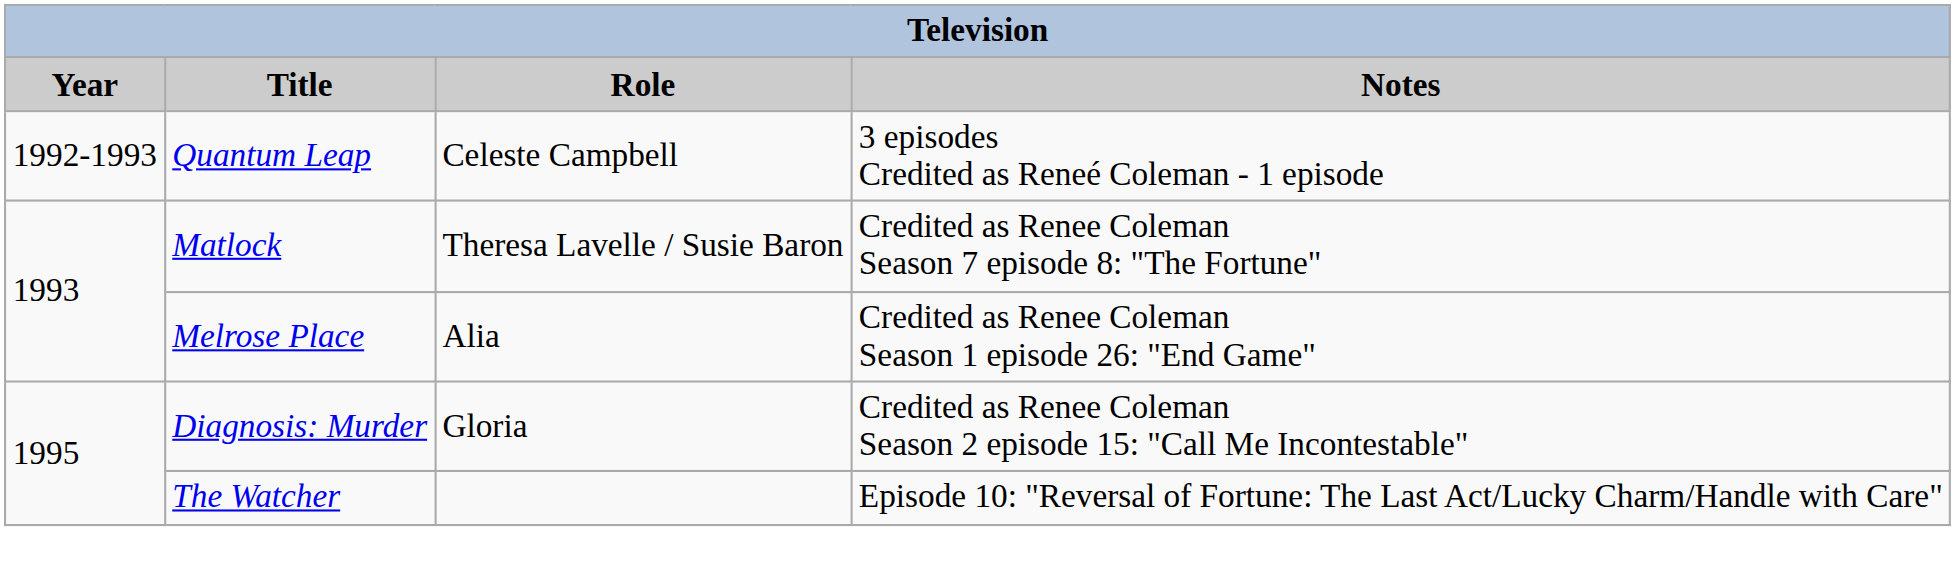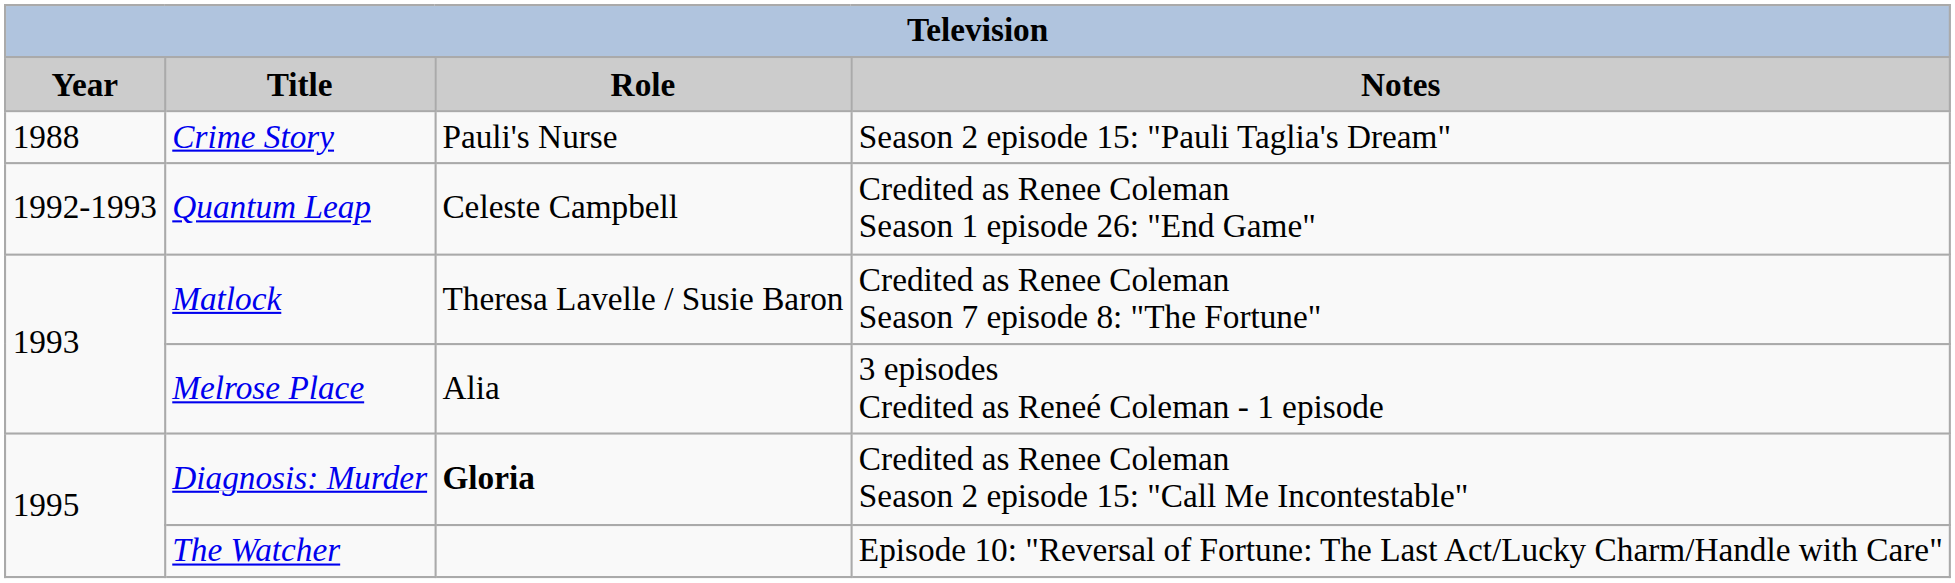+ row: (253, 136)
(1121, 155) 3 episodes Credited as Reneé Coleman - 1 episode -> (1087, 207) Credited as Renee Coleman Season 1 episode 26: "End Game"
(1087, 335) Credited as Renee Coleman Season 1 episode 26: "End Game" -> (1121, 388) 3 episodes Credited as Reneé Coleman - 1 episode
(485, 425) normal -> (489, 478) bold
